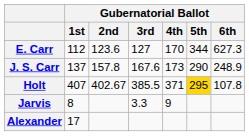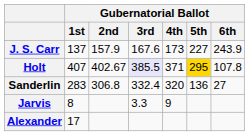- row: (34, 49)
(106, 67) 157.8 -> (106, 49) 157.9
(199, 67) 290 -> (199, 49) 227
(228, 67) 248.9 -> (228, 49) 243.9
(146, 85) no background -> (146, 67) lavender background
+ row: (34, 85)
